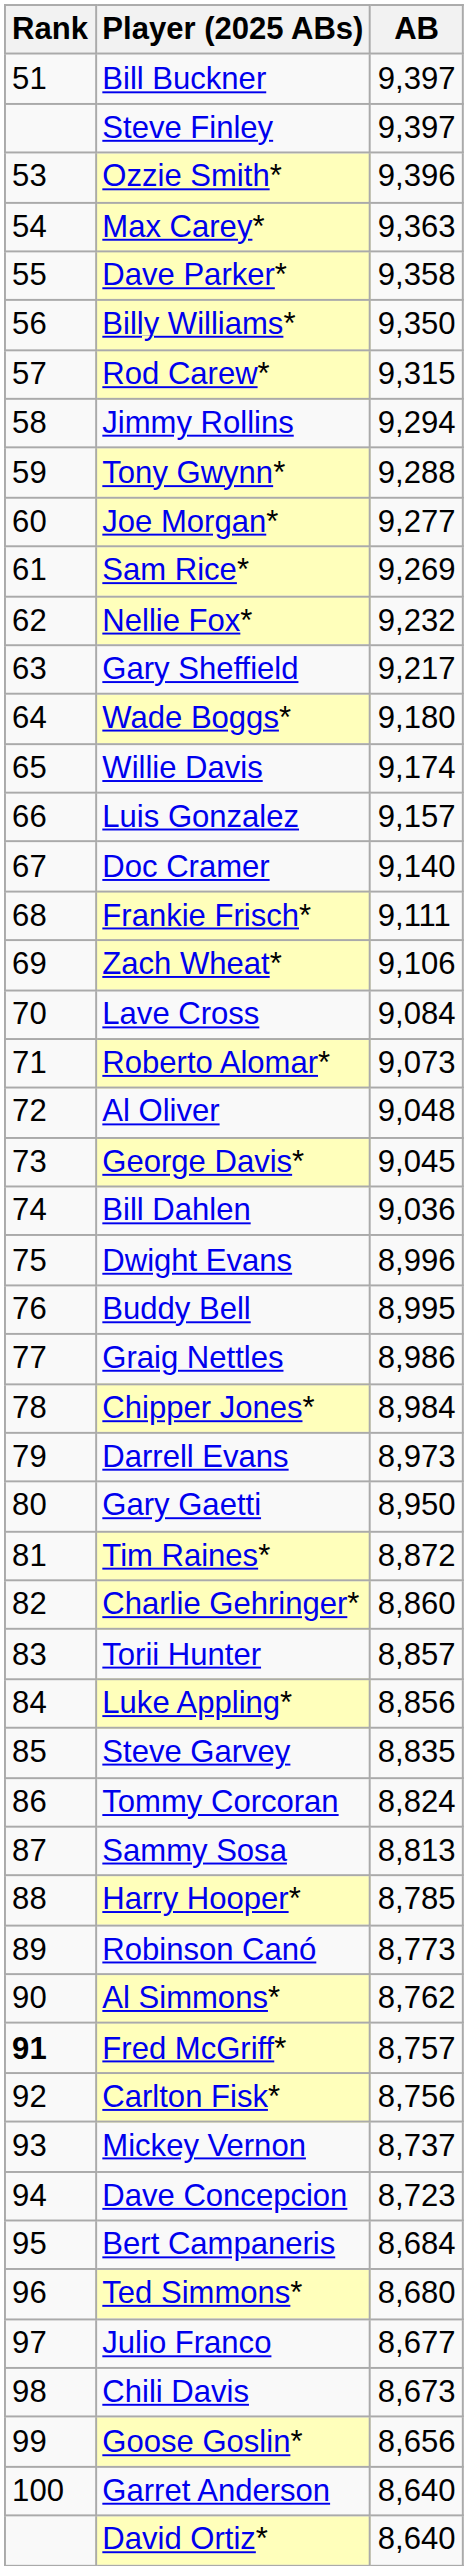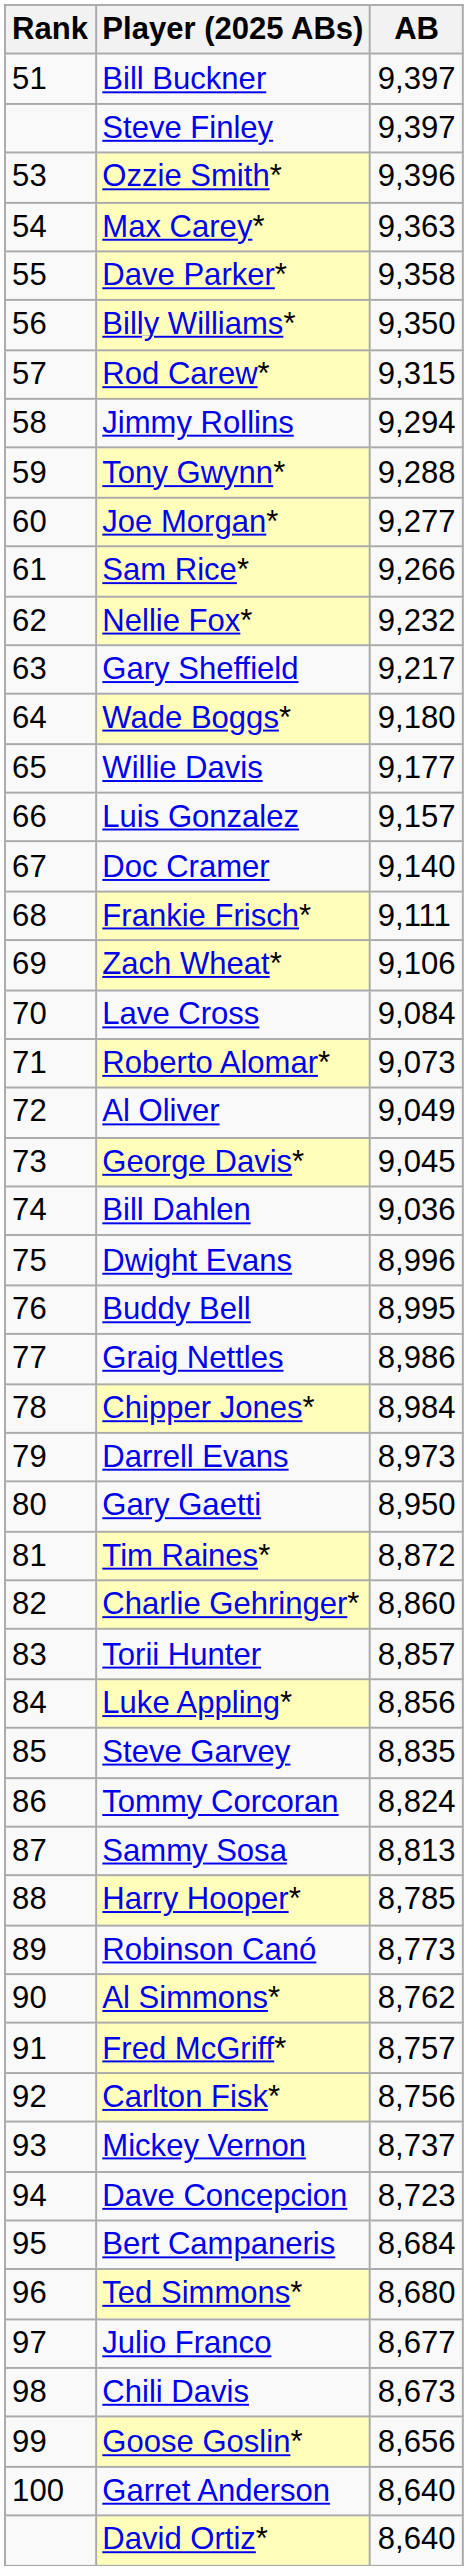(417, 570) 9,269 -> (417, 570) 9,266
(417, 767) 9,174 -> (417, 767) 9,177
(417, 1112) 9,048 -> (417, 1112) 9,049
(29, 2047) bold -> (29, 2047) normal
